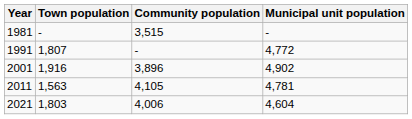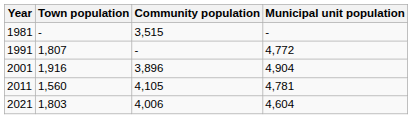(280, 68) 4,902 -> (280, 68) 4,904
(52, 86) 1,563 -> (52, 86) 1,560
